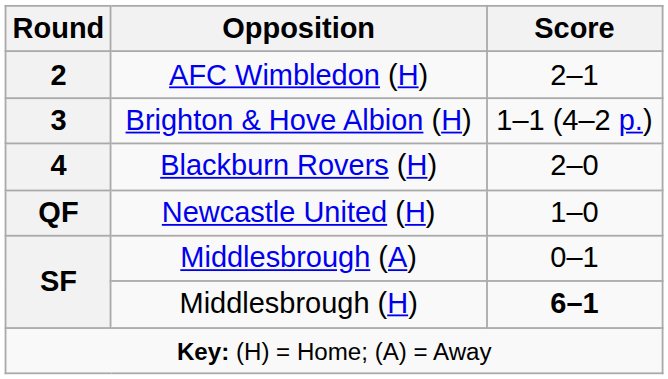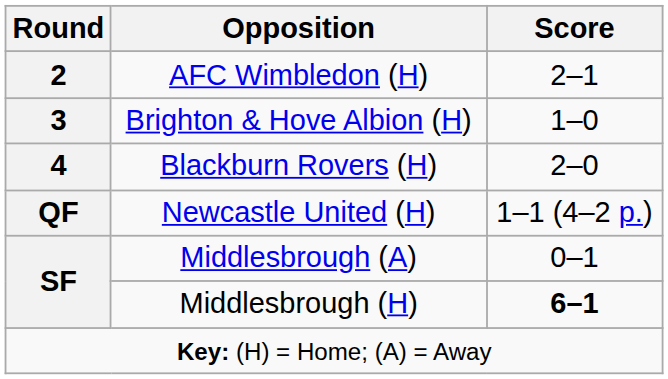(574, 120) 1–1 (4–2 p.) -> (574, 120) 1–0
(574, 212) 1–0 -> (574, 212) 1–1 (4–2 p.)
